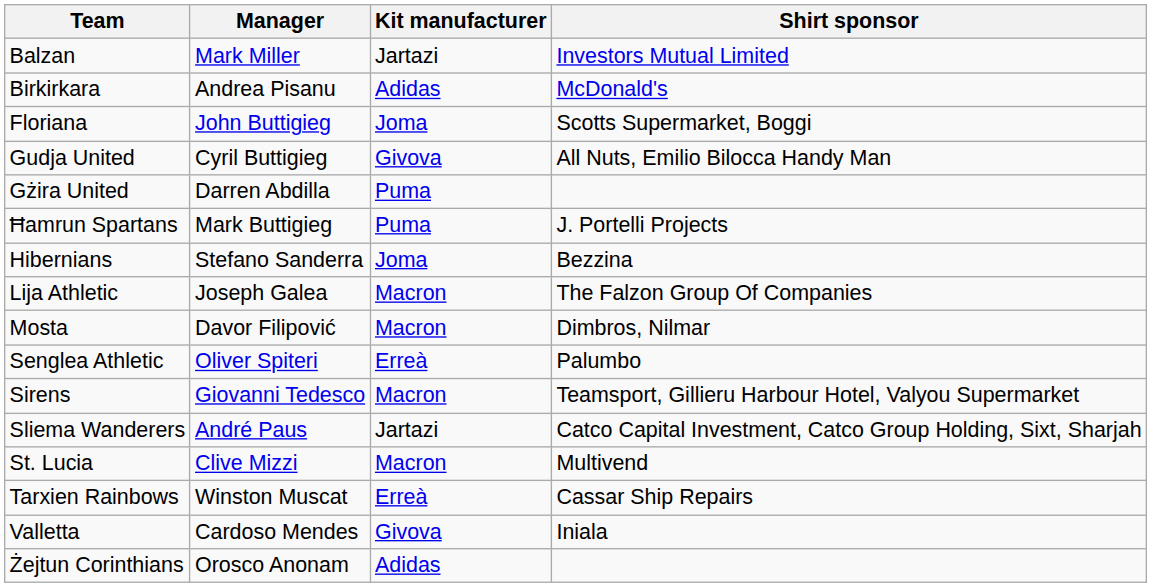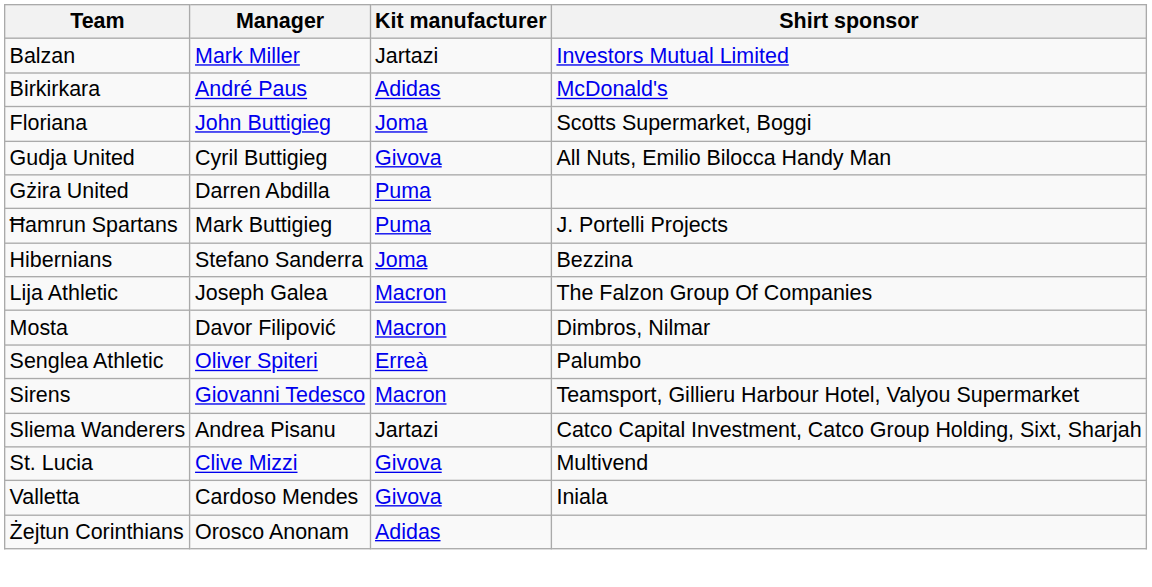(265, 89) Andrea Pisanu -> (251, 89) André Paus
(251, 429) André Paus -> (265, 429) Andrea Pisanu
(411, 463) Macron -> (408, 463) Givova
- row: (94, 497)
